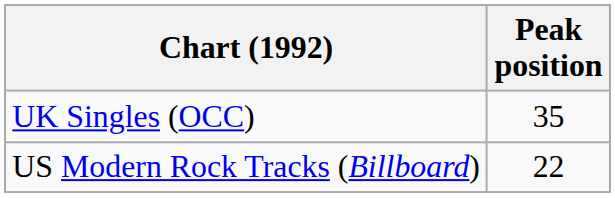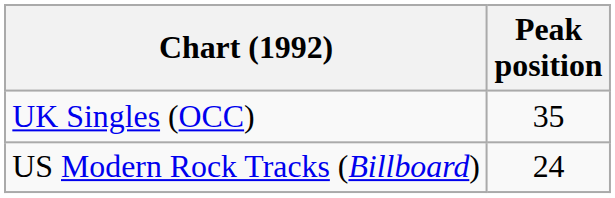(549, 166) 22 -> (549, 166) 24
